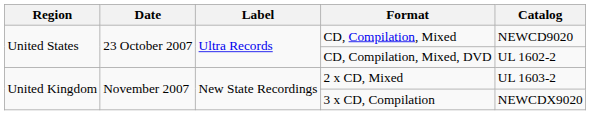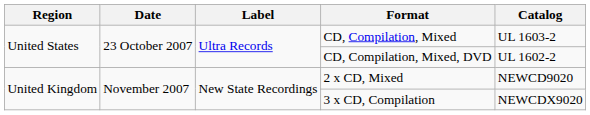(535, 36) NEWCD9020 -> (527, 36) UL 1603-2
(527, 78) UL 1603-2 -> (535, 78) NEWCD9020
